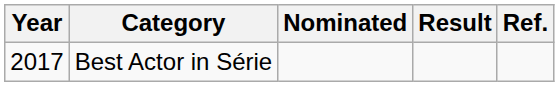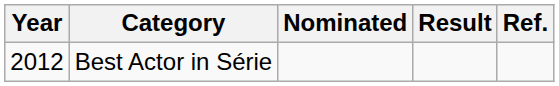(37, 61) 2017 -> (37, 61) 2012
